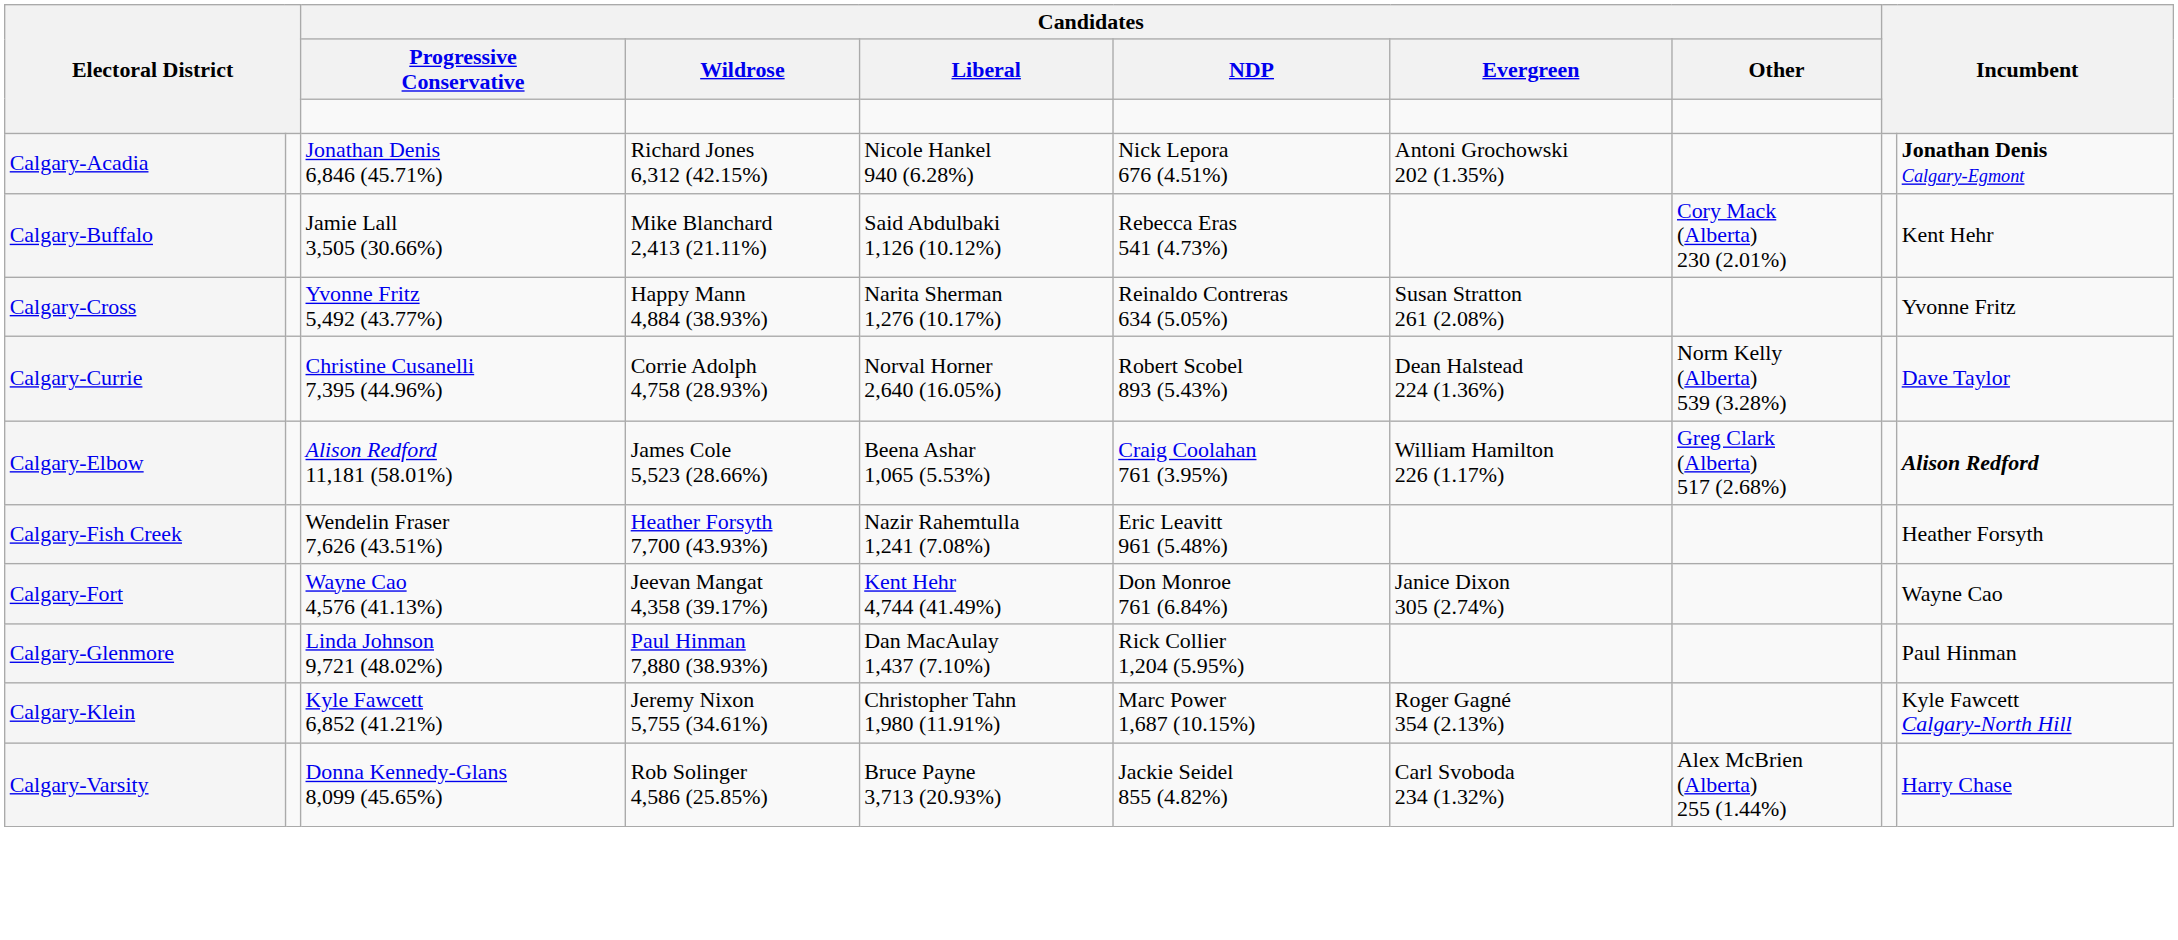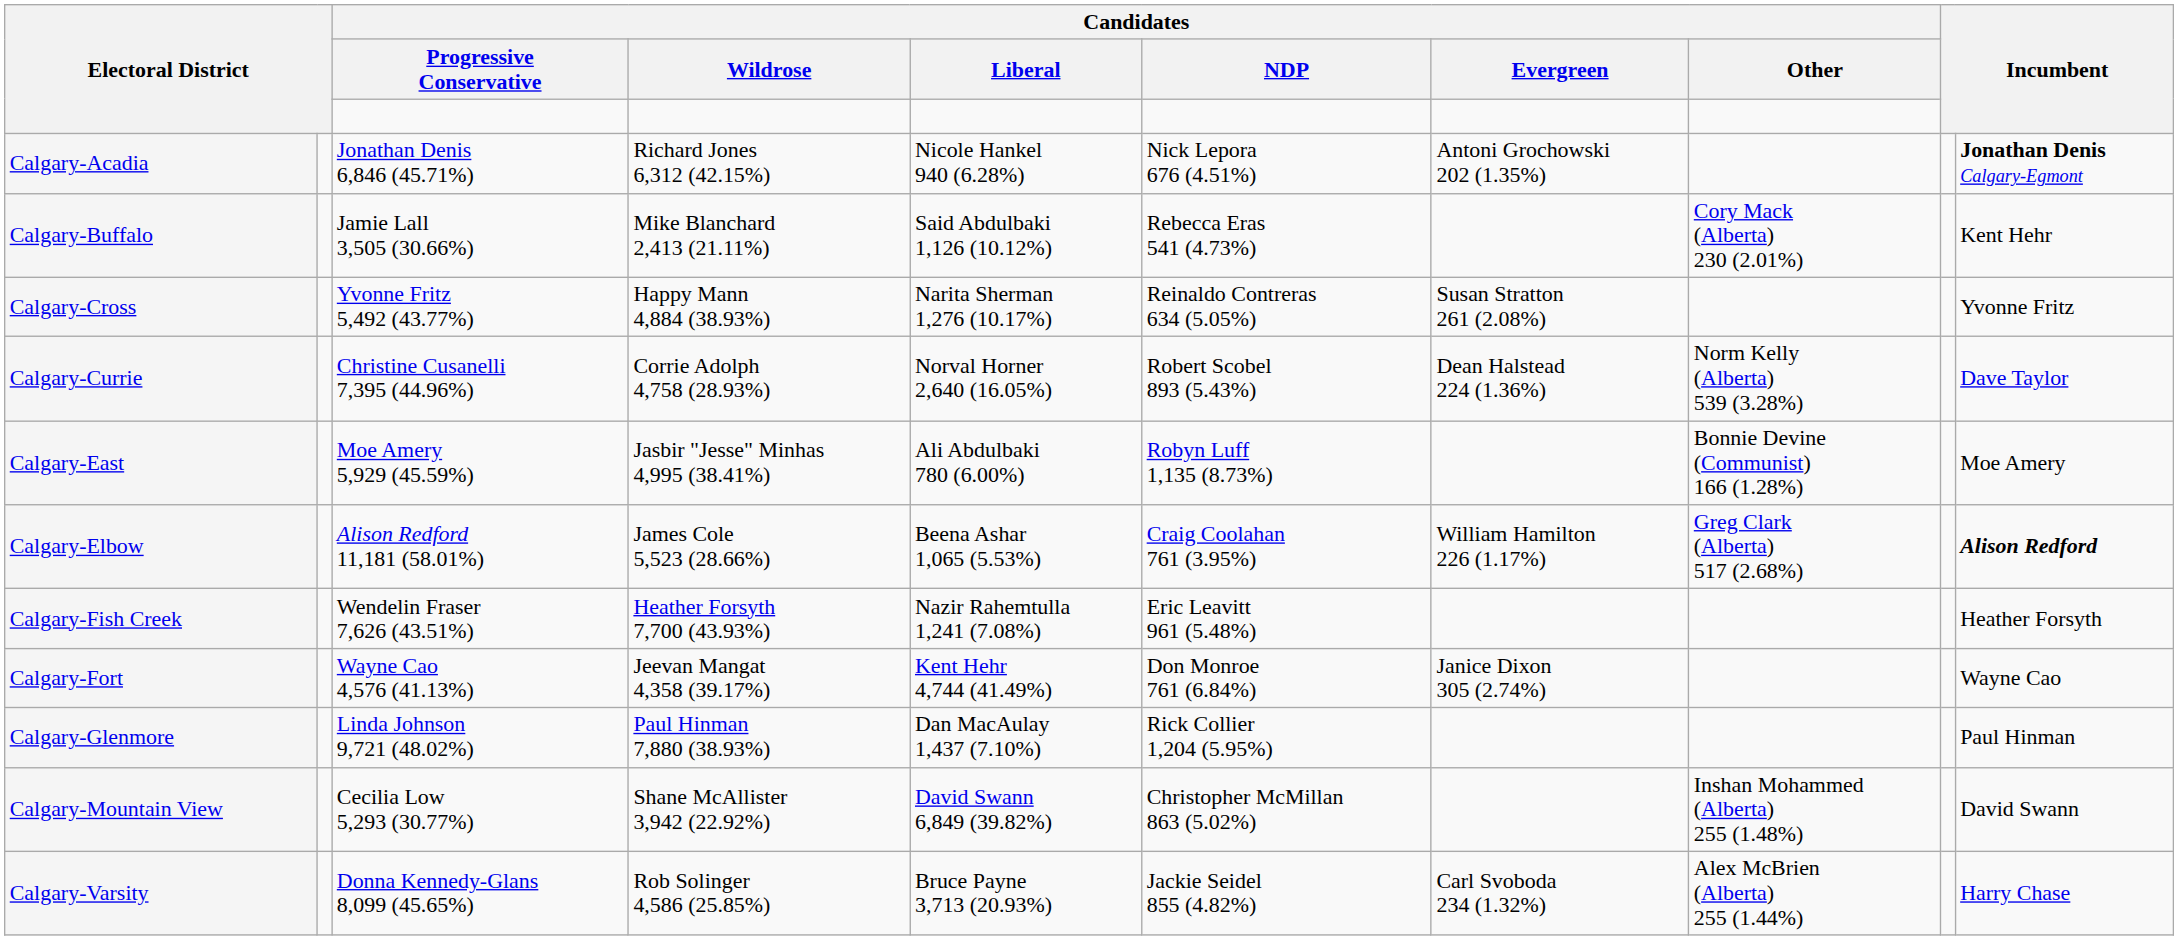+ row: (67, 462)
- row: (72, 712)
+ row: (116, 808)
